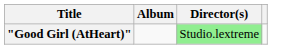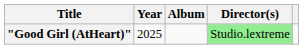+ column: (150, 14)
